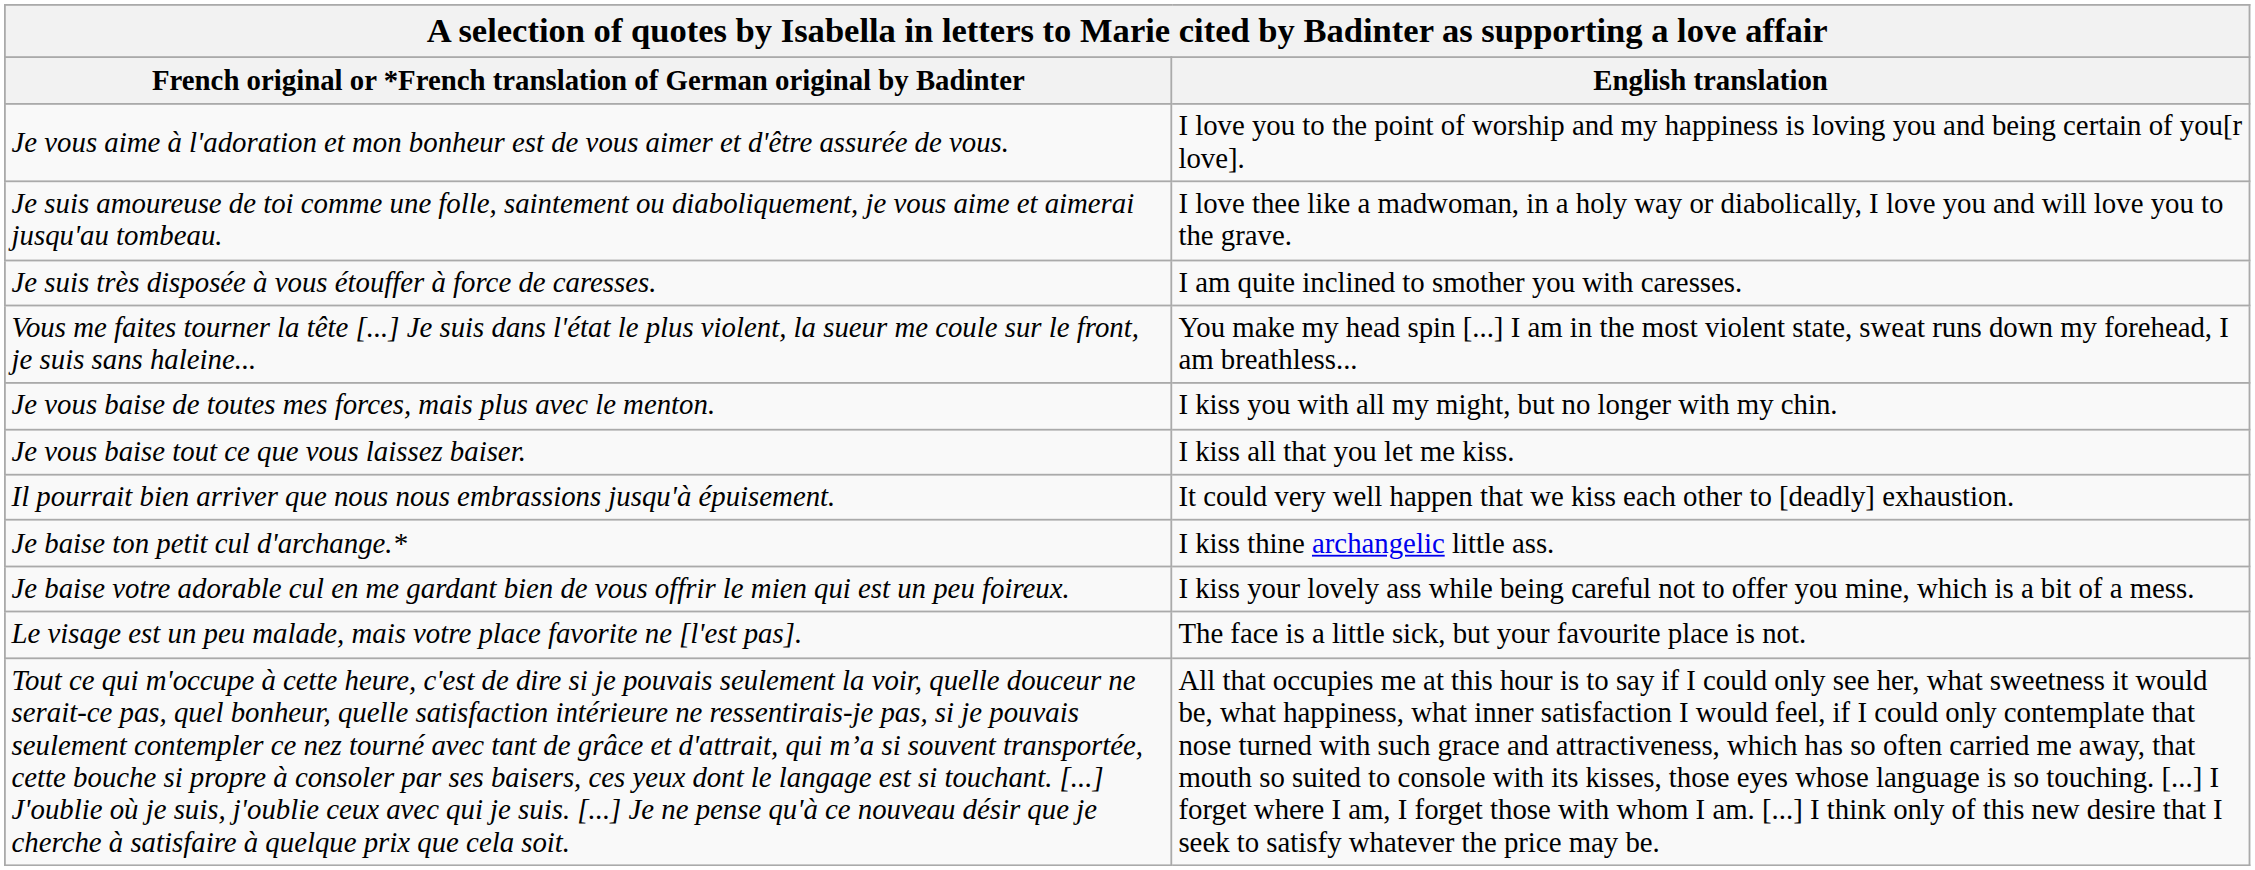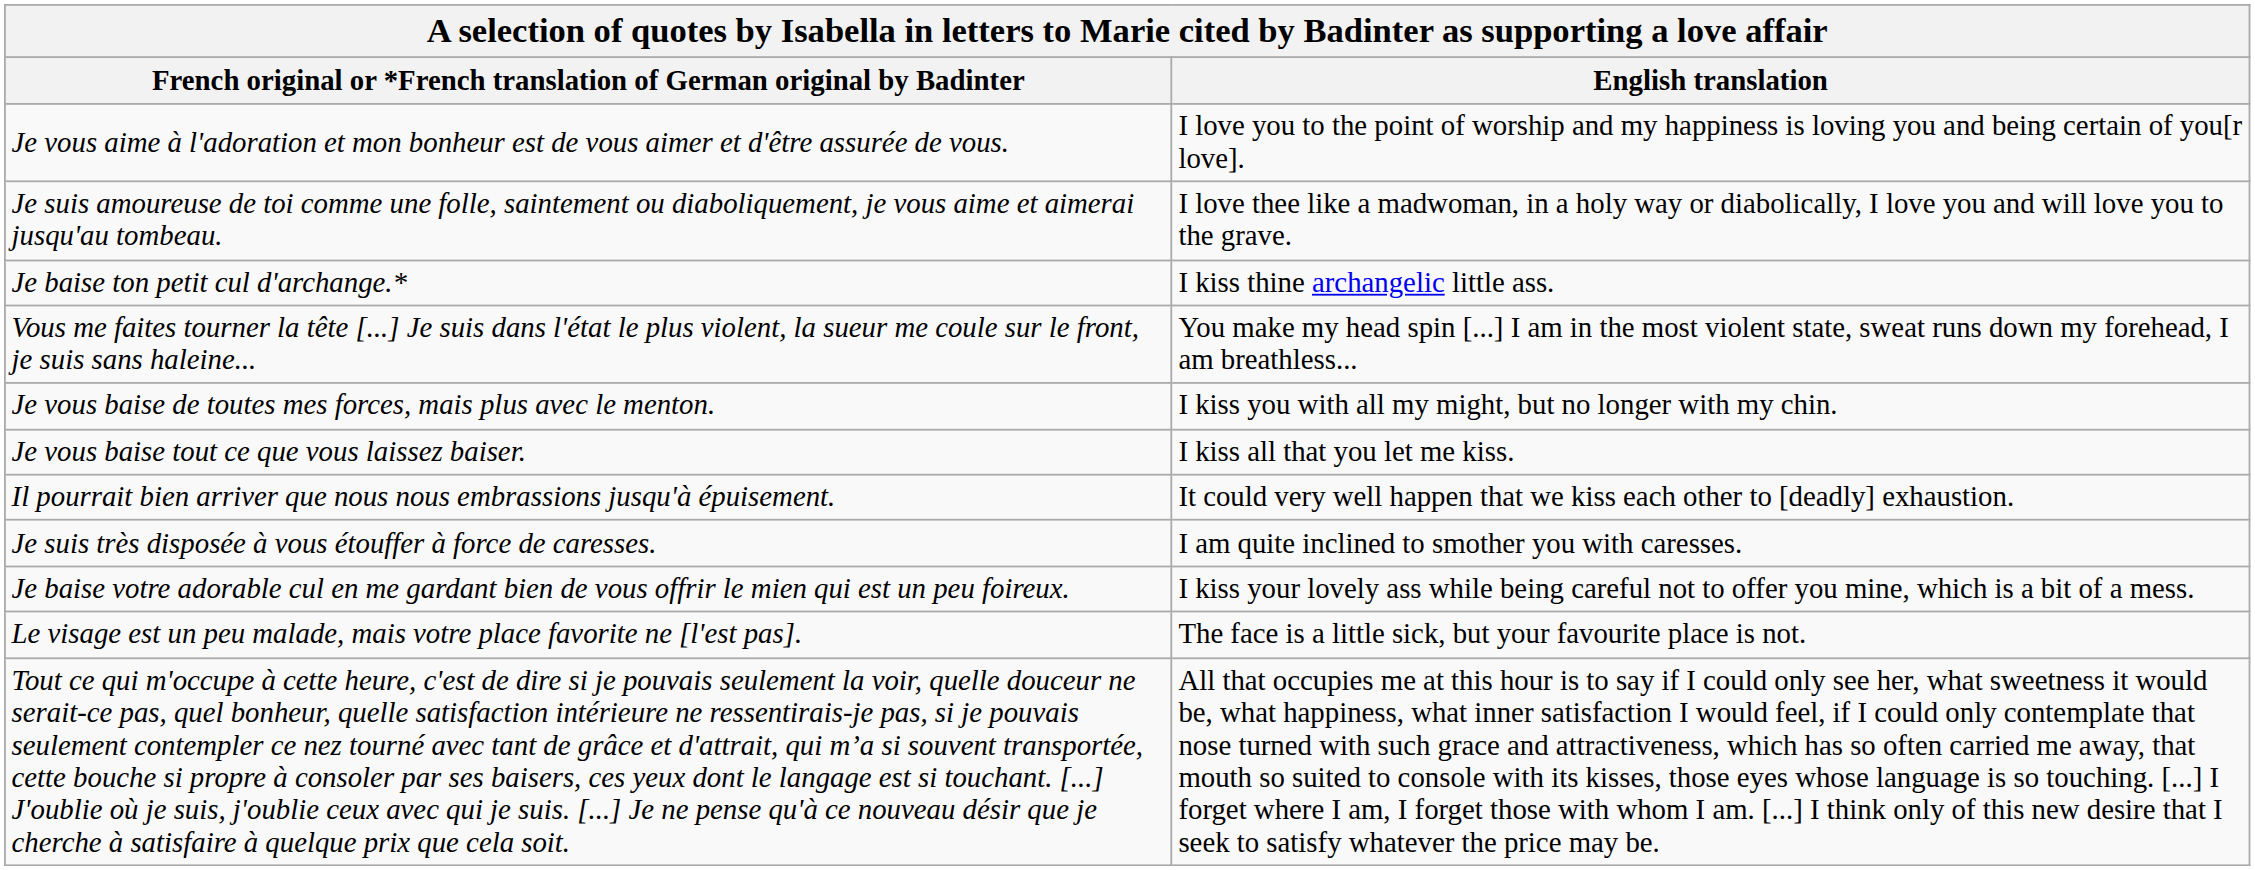rows swapped: (334, 282) <-> (209, 542)
